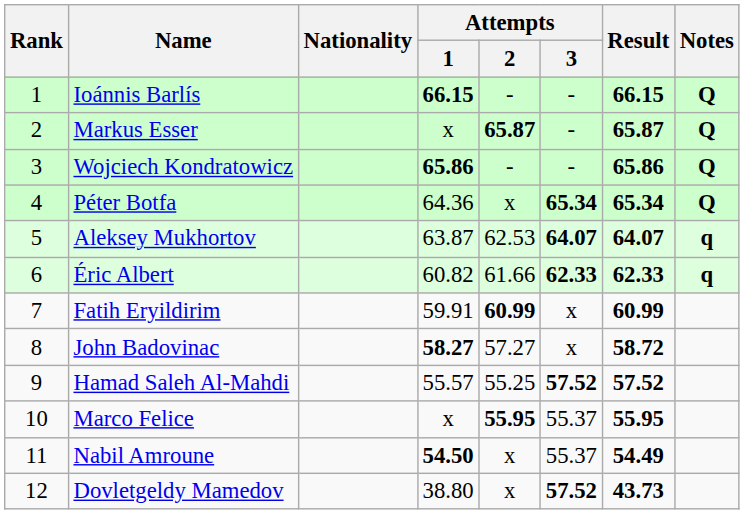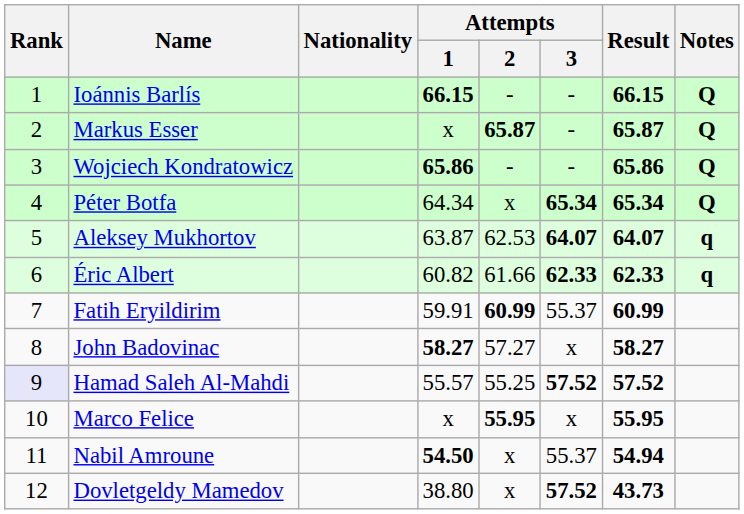(448, 202) 64.36 -> (448, 202) 64.34
(571, 310) x -> (571, 310) 55.37
(638, 346) 58.72 -> (638, 346) 58.27
(36, 382) no background -> (36, 382) lavender background
(571, 418) 55.37 -> (571, 418) x
(638, 454) 54.49 -> (638, 454) 54.94
